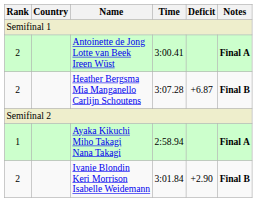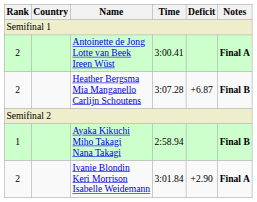(235, 142) Final A -> (235, 142) Final B
(235, 179) Final B -> (235, 179) Final A
